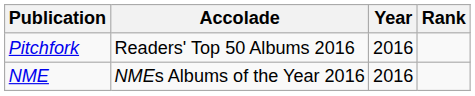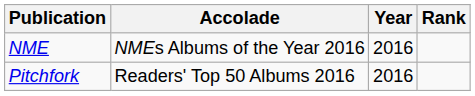rows swapped: (29, 76) <-> (44, 47)
